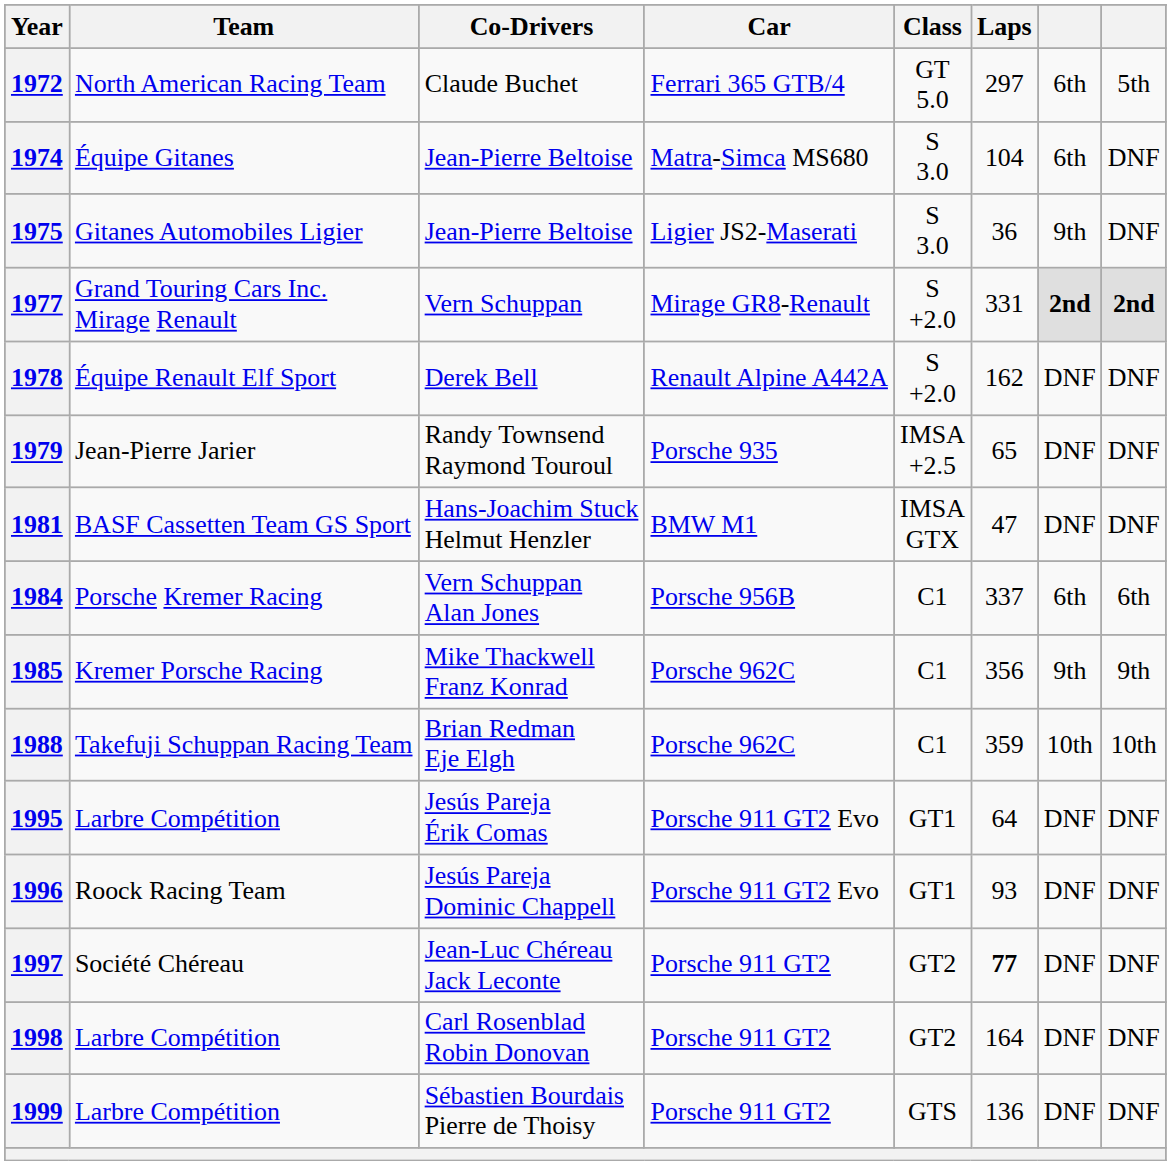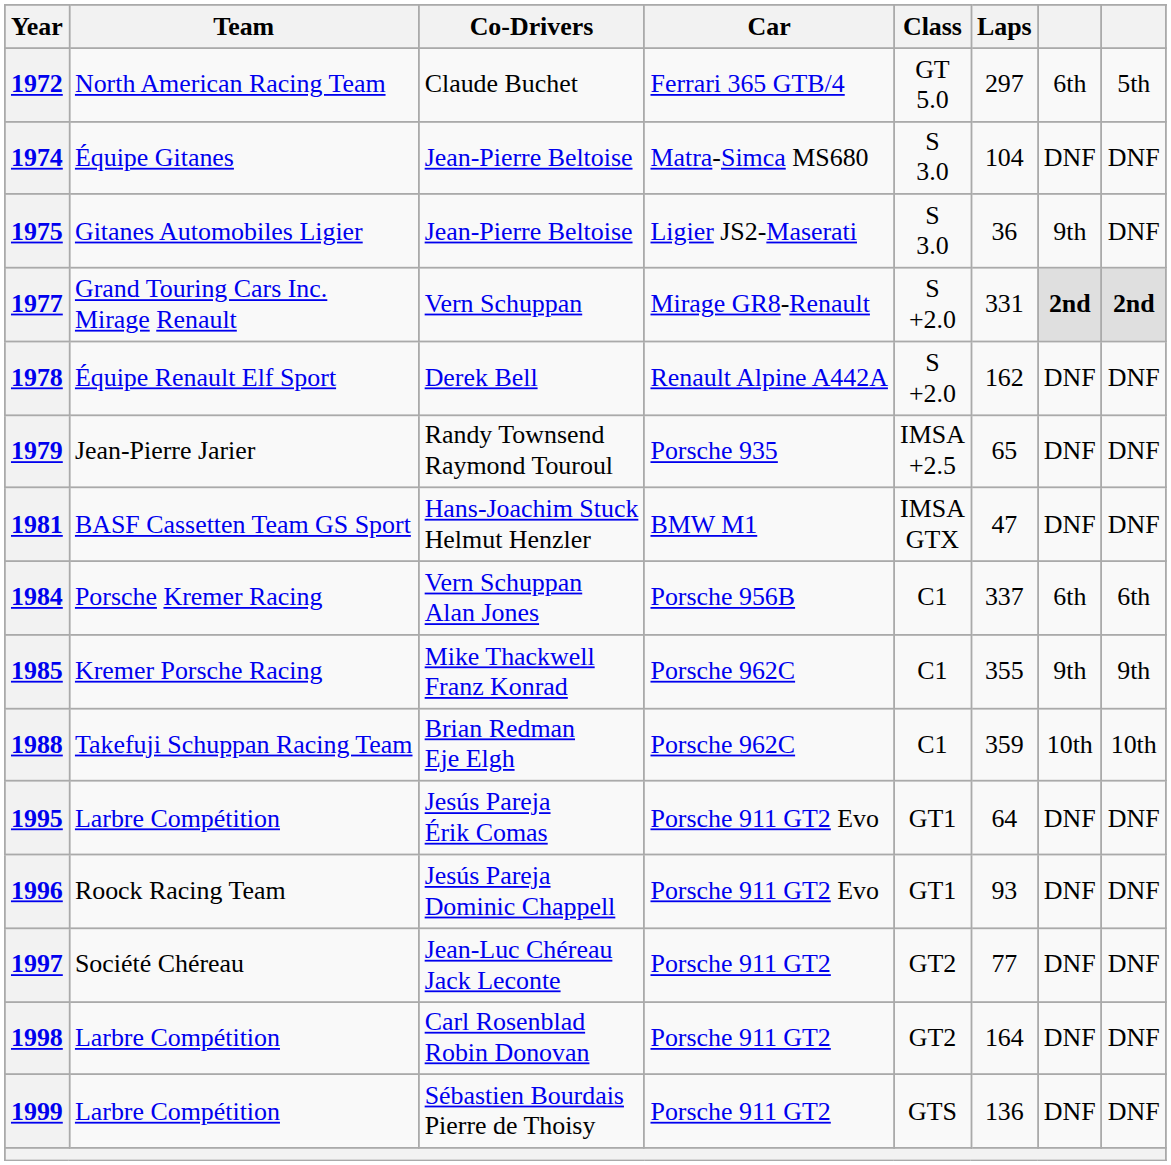(1070, 157) 6th -> (1070, 157) DNF
(1004, 671) 356 -> (1004, 671) 355
(1004, 964) bold -> (1004, 964) normal
